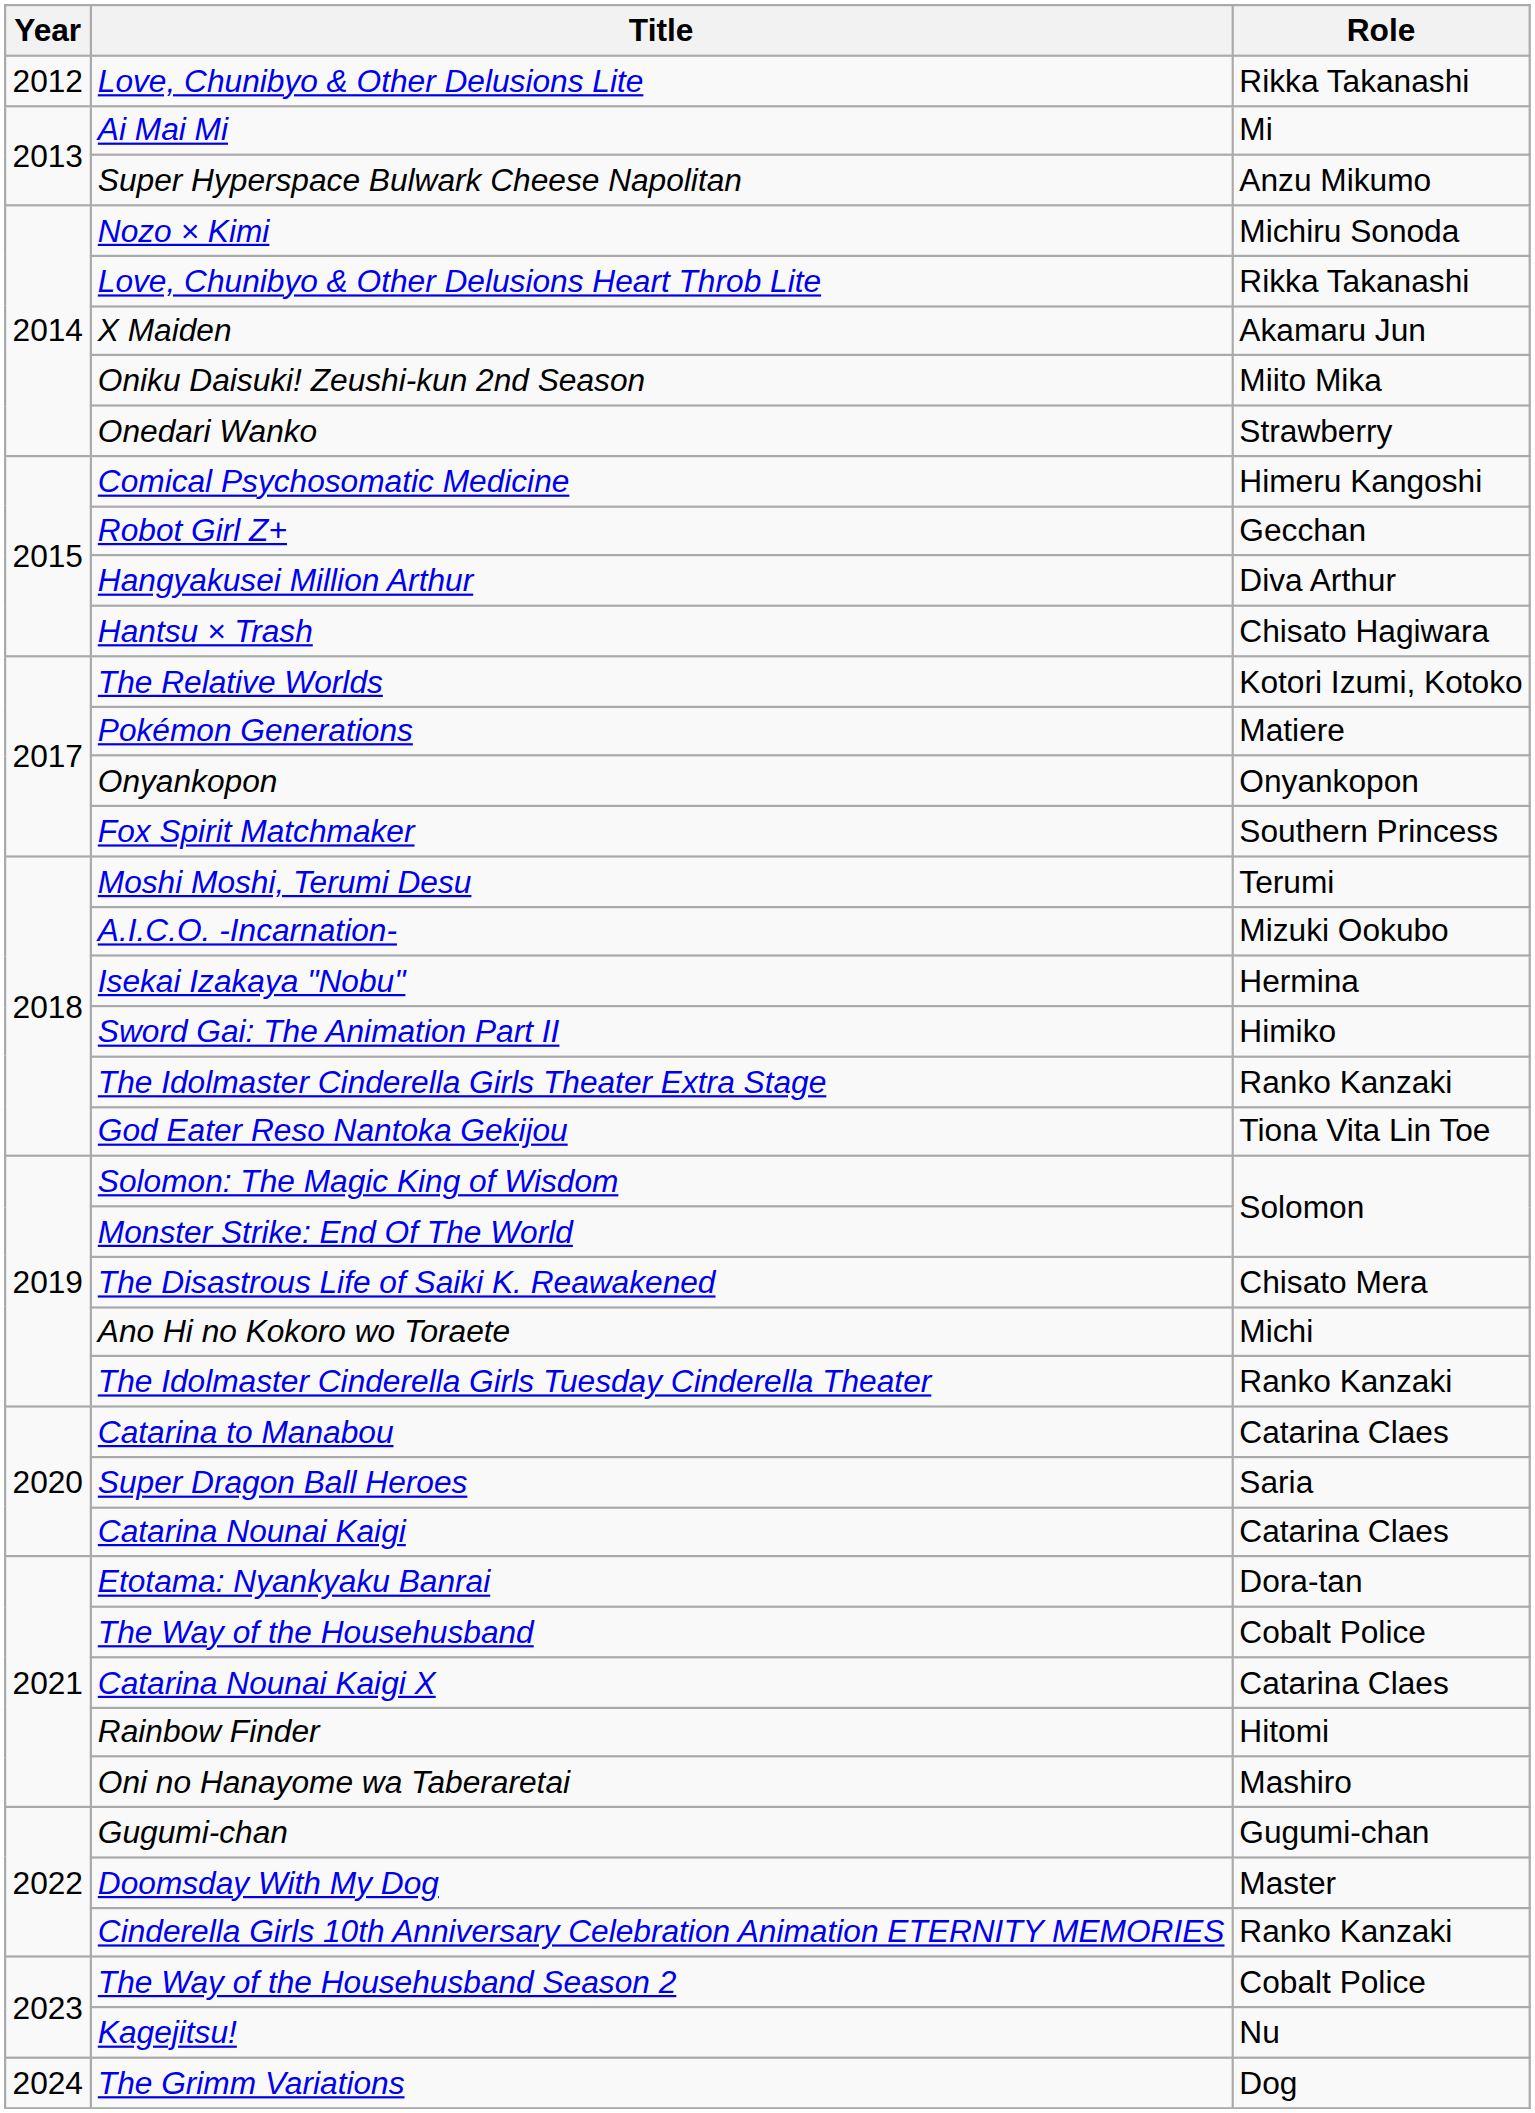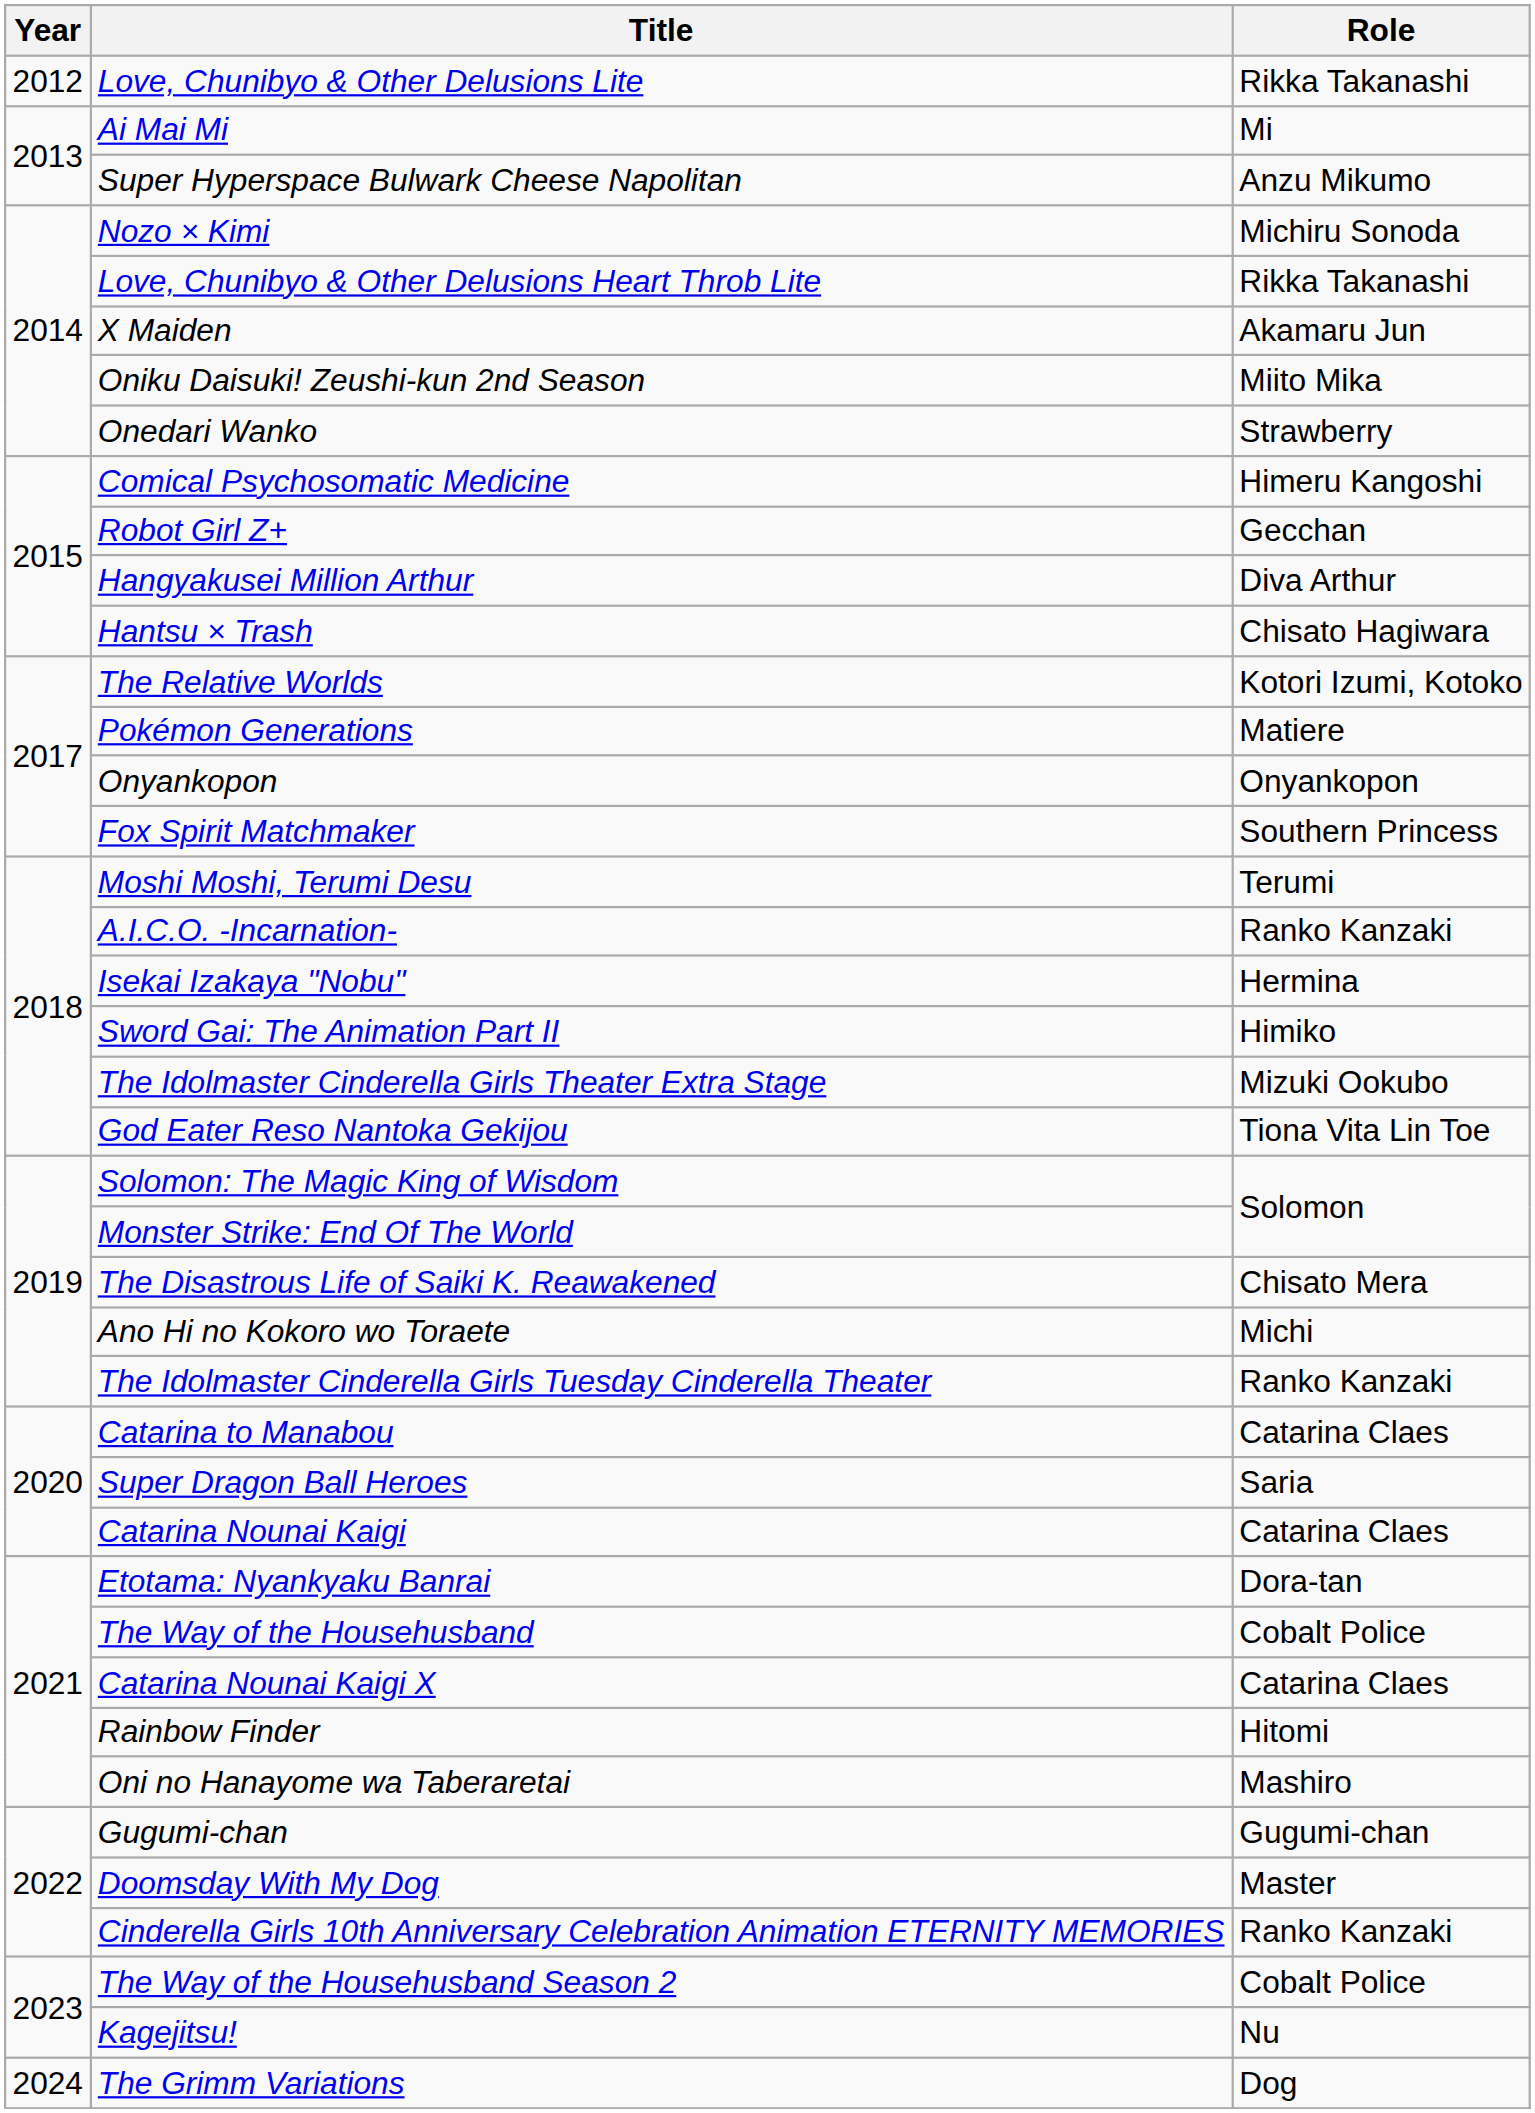(1344, 931) Mizuki Ookubo -> (1346, 931) Ranko Kanzaki
(1346, 1082) Ranko Kanzaki -> (1344, 1082) Mizuki Ookubo
